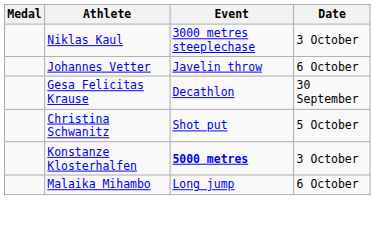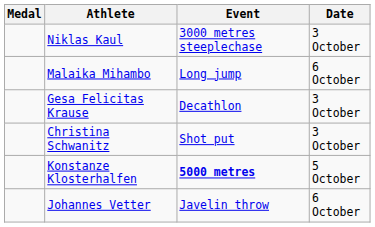rows swapped: (99, 184) <-> (99, 66)
(328, 92) 30 September -> (336, 106) 3 October
(328, 125) 5 October -> (336, 139) 3 October
(328, 158) 3 October -> (336, 172) 5 October
